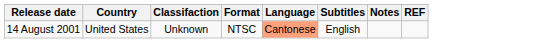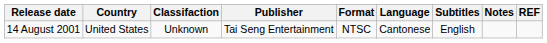+ column: (279, 12)
(290, 29) lightsalmon background -> (405, 29) no background
